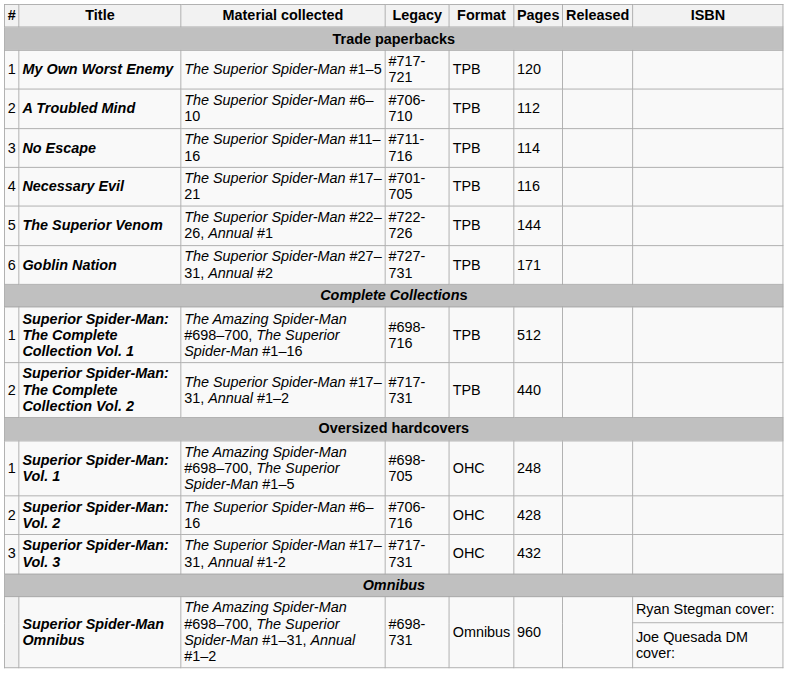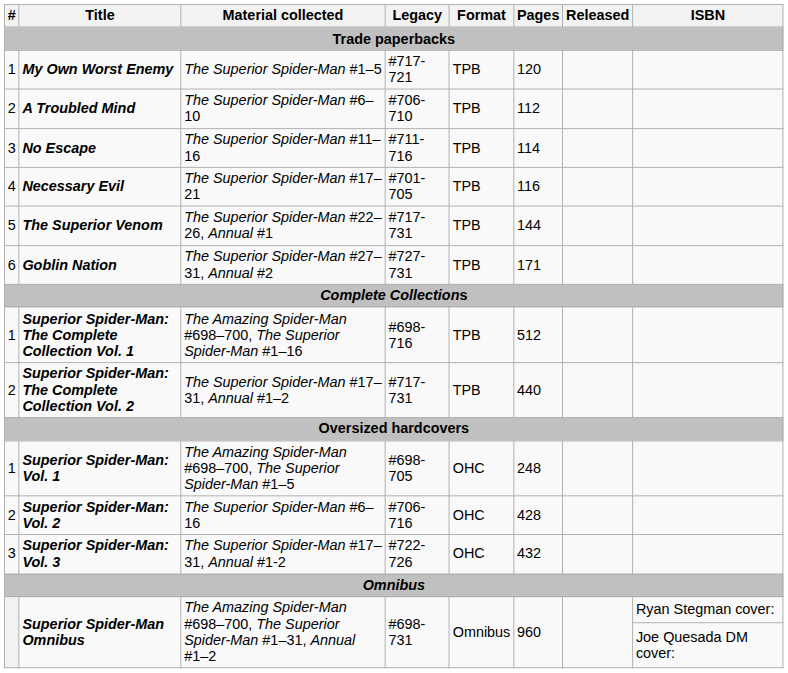(407, 225) #722-726 -> (407, 225) #717-731
(407, 554) #717-731 -> (407, 554) #722-726
